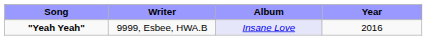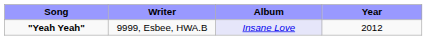(372, 27) 2016 -> (372, 27) 2012
